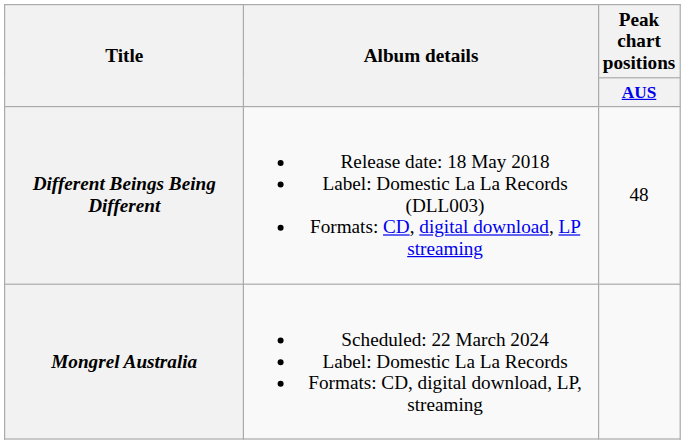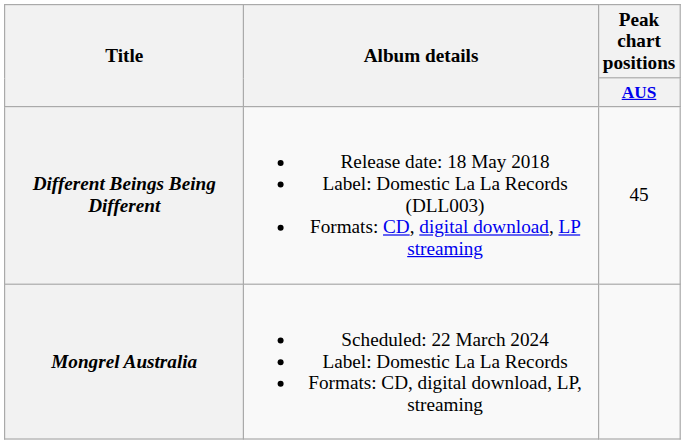(639, 195) 48 -> (639, 195) 45
